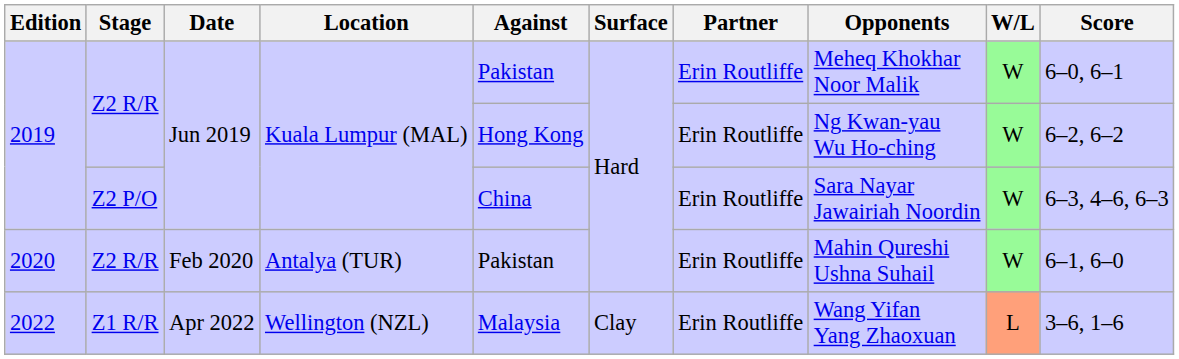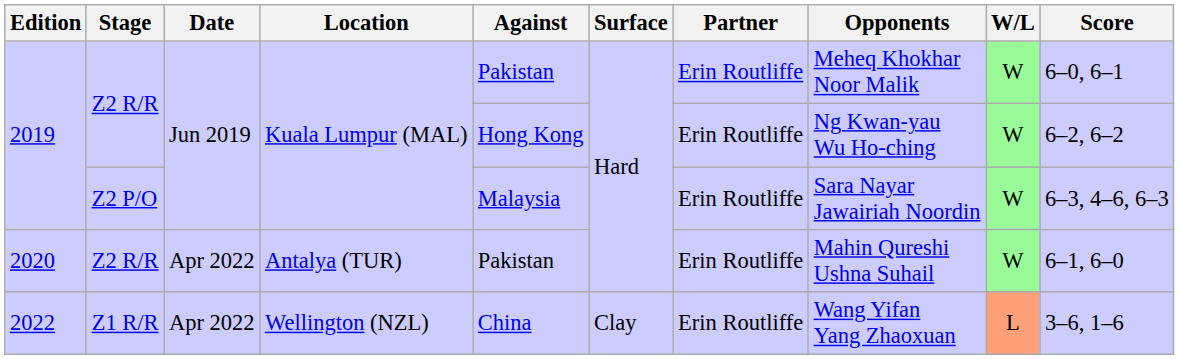(505, 197) China -> (519, 197) Malaysia
(211, 259) Feb 2020 -> (212, 259) Apr 2022
(519, 322) Malaysia -> (505, 322) China
